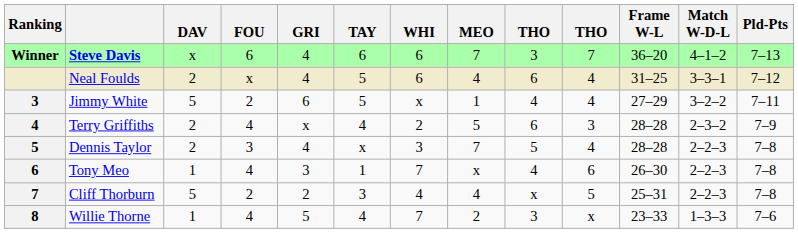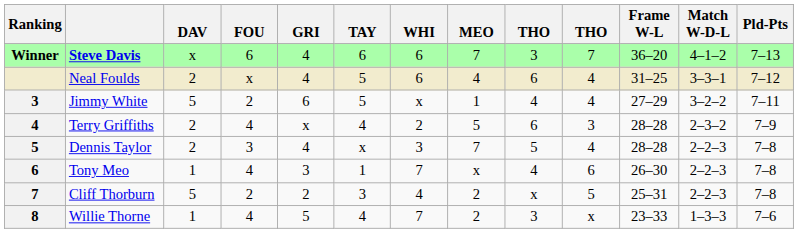(476, 194) 4 -> (476, 194) 2
